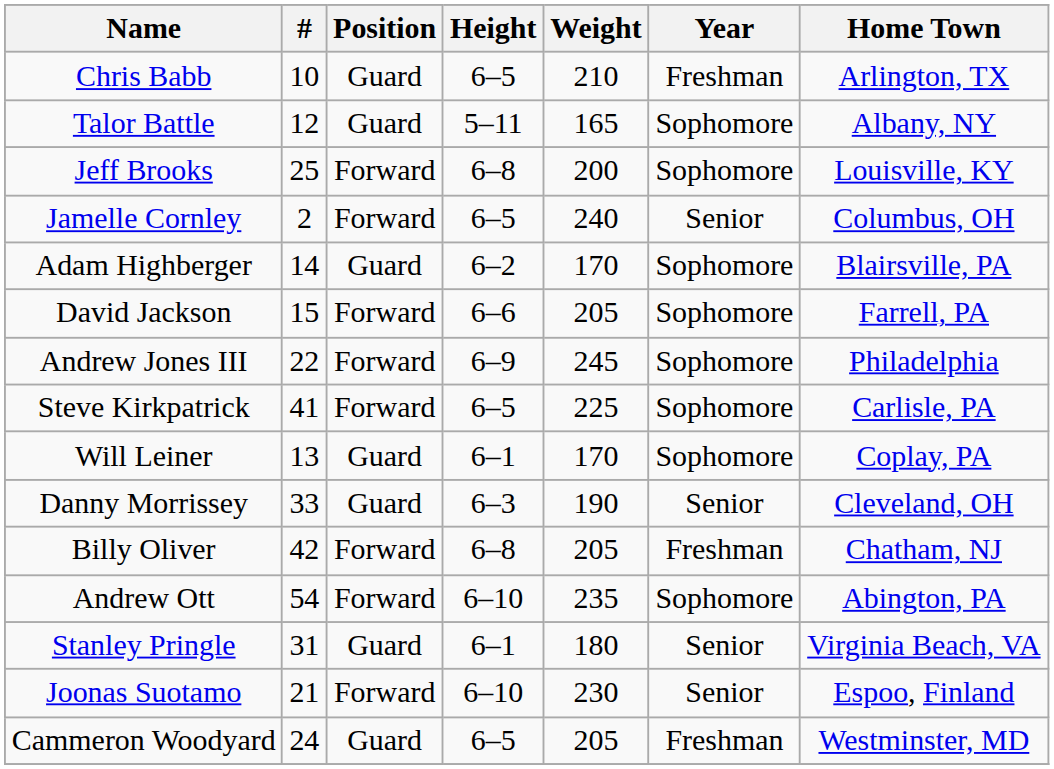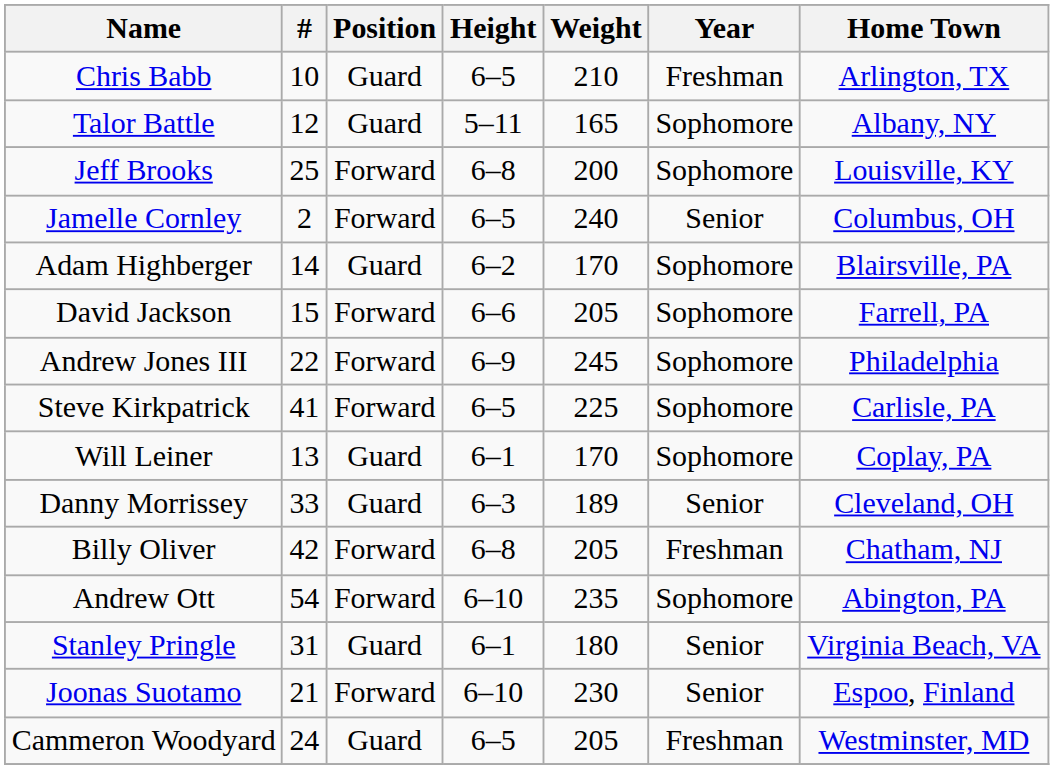(596, 502) 190 -> (596, 502) 189
